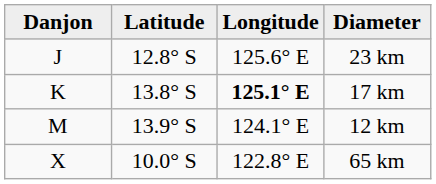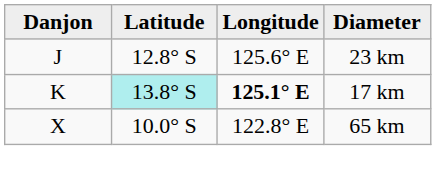(164, 91) no background -> (164, 91) paleturquoise background
- row: (377, 126)
